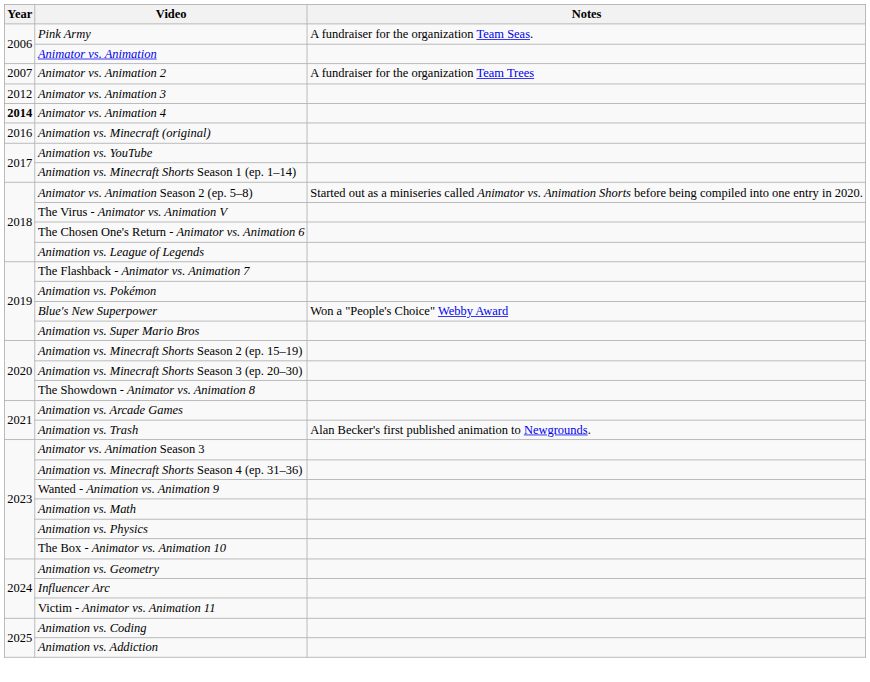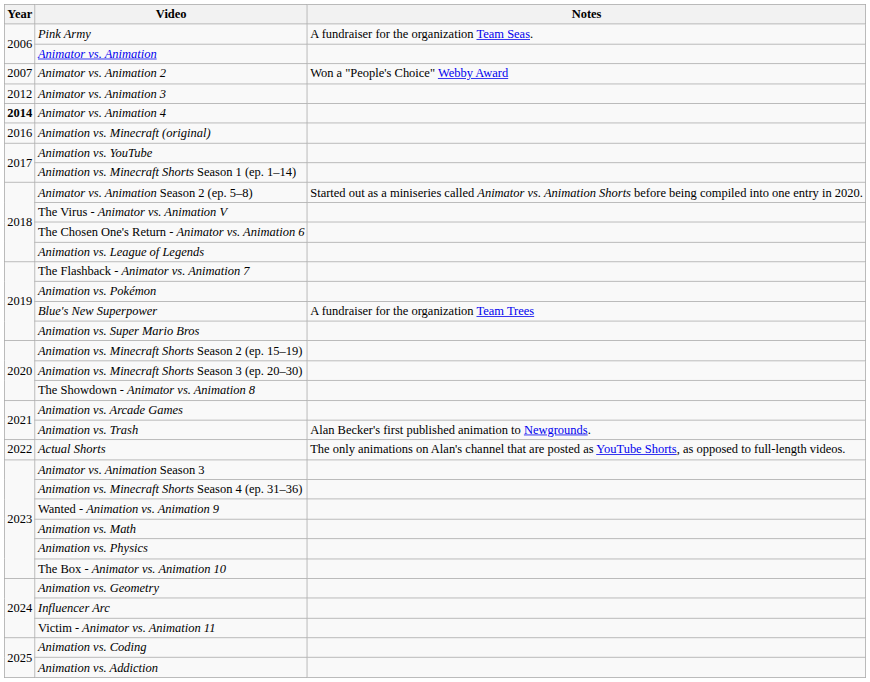(422, 73) A fundraiser for the organization Team Trees -> (409, 73) Won a "People's Choice" Webby Award
(409, 311) Won a "People's Choice" Webby Award -> (422, 311) A fundraiser for the organization Team Trees
+ row: (72, 449)
